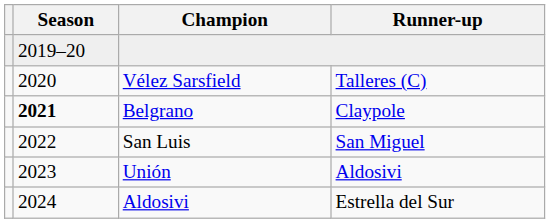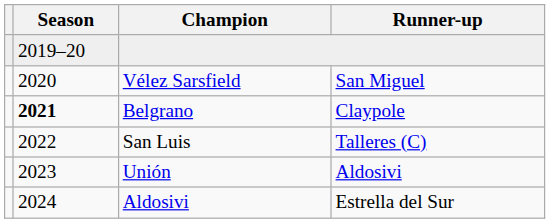(381, 80) Talleres (C) -> (380, 80) San Miguel
(380, 141) San Miguel -> (381, 141) Talleres (C)
